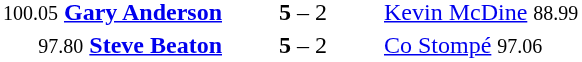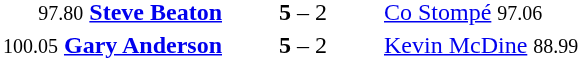rows swapped: (130, 44) <-> (112, 11)
